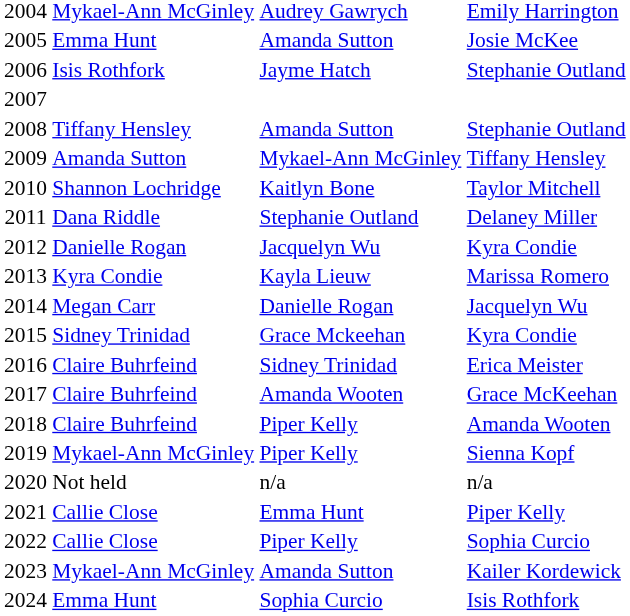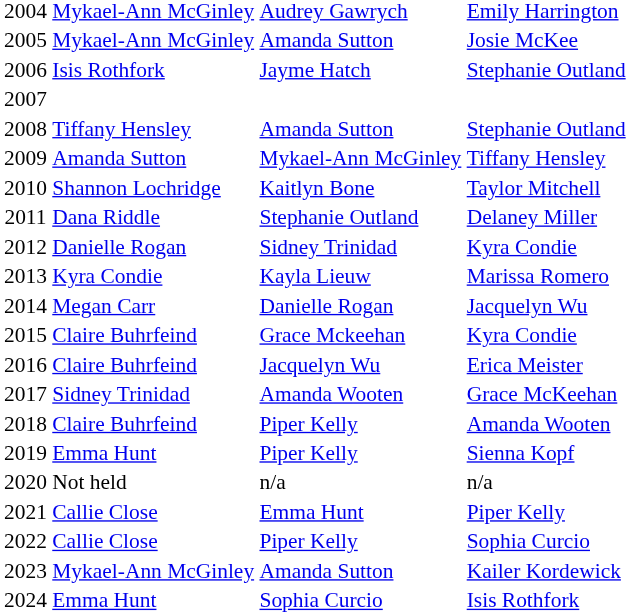(104, 40) Emma Hunt -> (153, 40) Mykael-Ann McGinley
(320, 246) Jacquelyn Wu -> (328, 246) Sidney Trinidad
(121, 335) Sidney Trinidad -> (125, 335) Claire Buhrfeind
(328, 364) Sidney Trinidad -> (320, 364) Jacquelyn Wu
(125, 394) Claire Buhrfeind -> (121, 394) Sidney Trinidad
(153, 453) Mykael-Ann McGinley -> (104, 453) Emma Hunt
